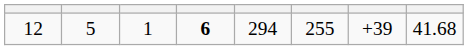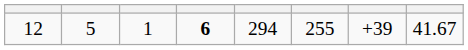(435, 28) 41.68 -> (435, 28) 41.67
